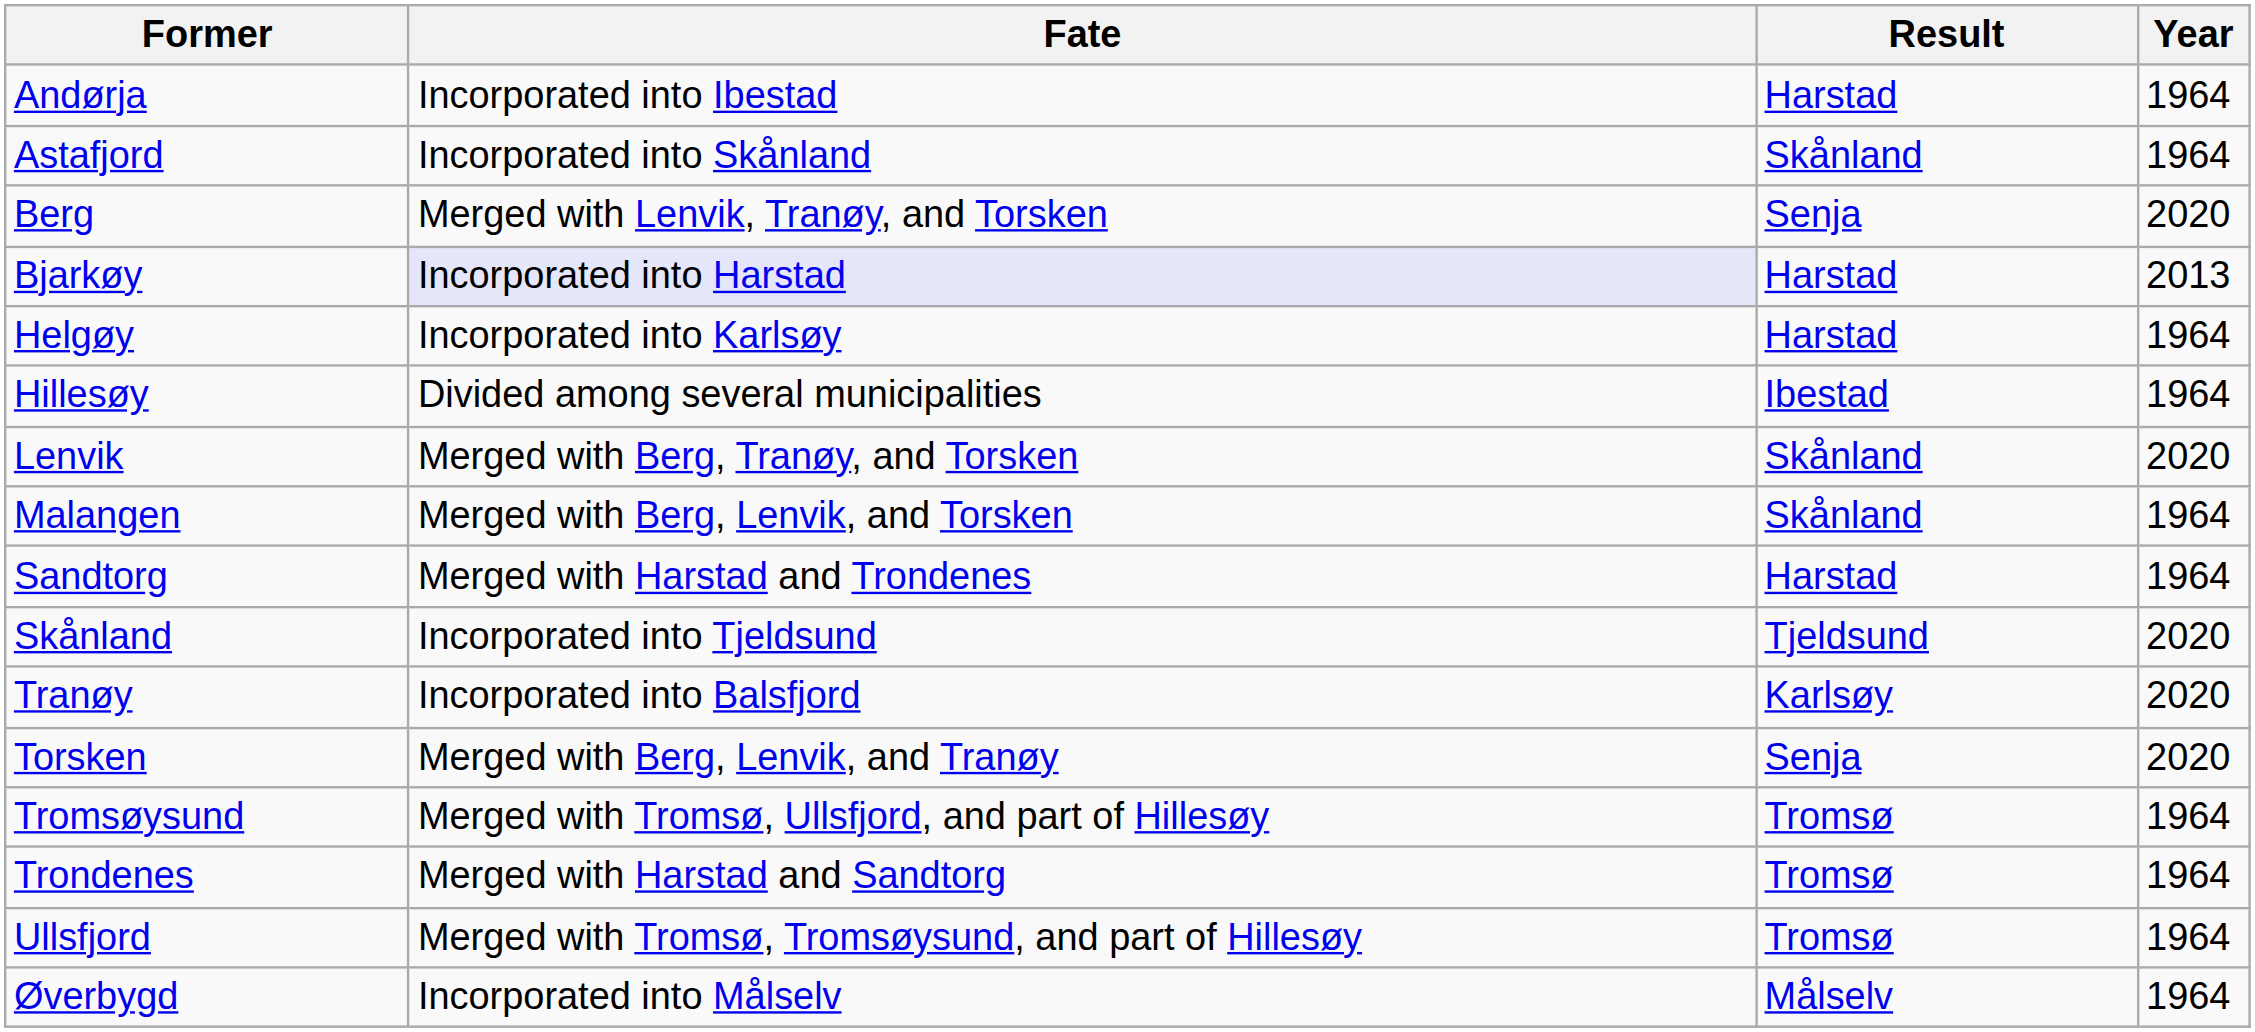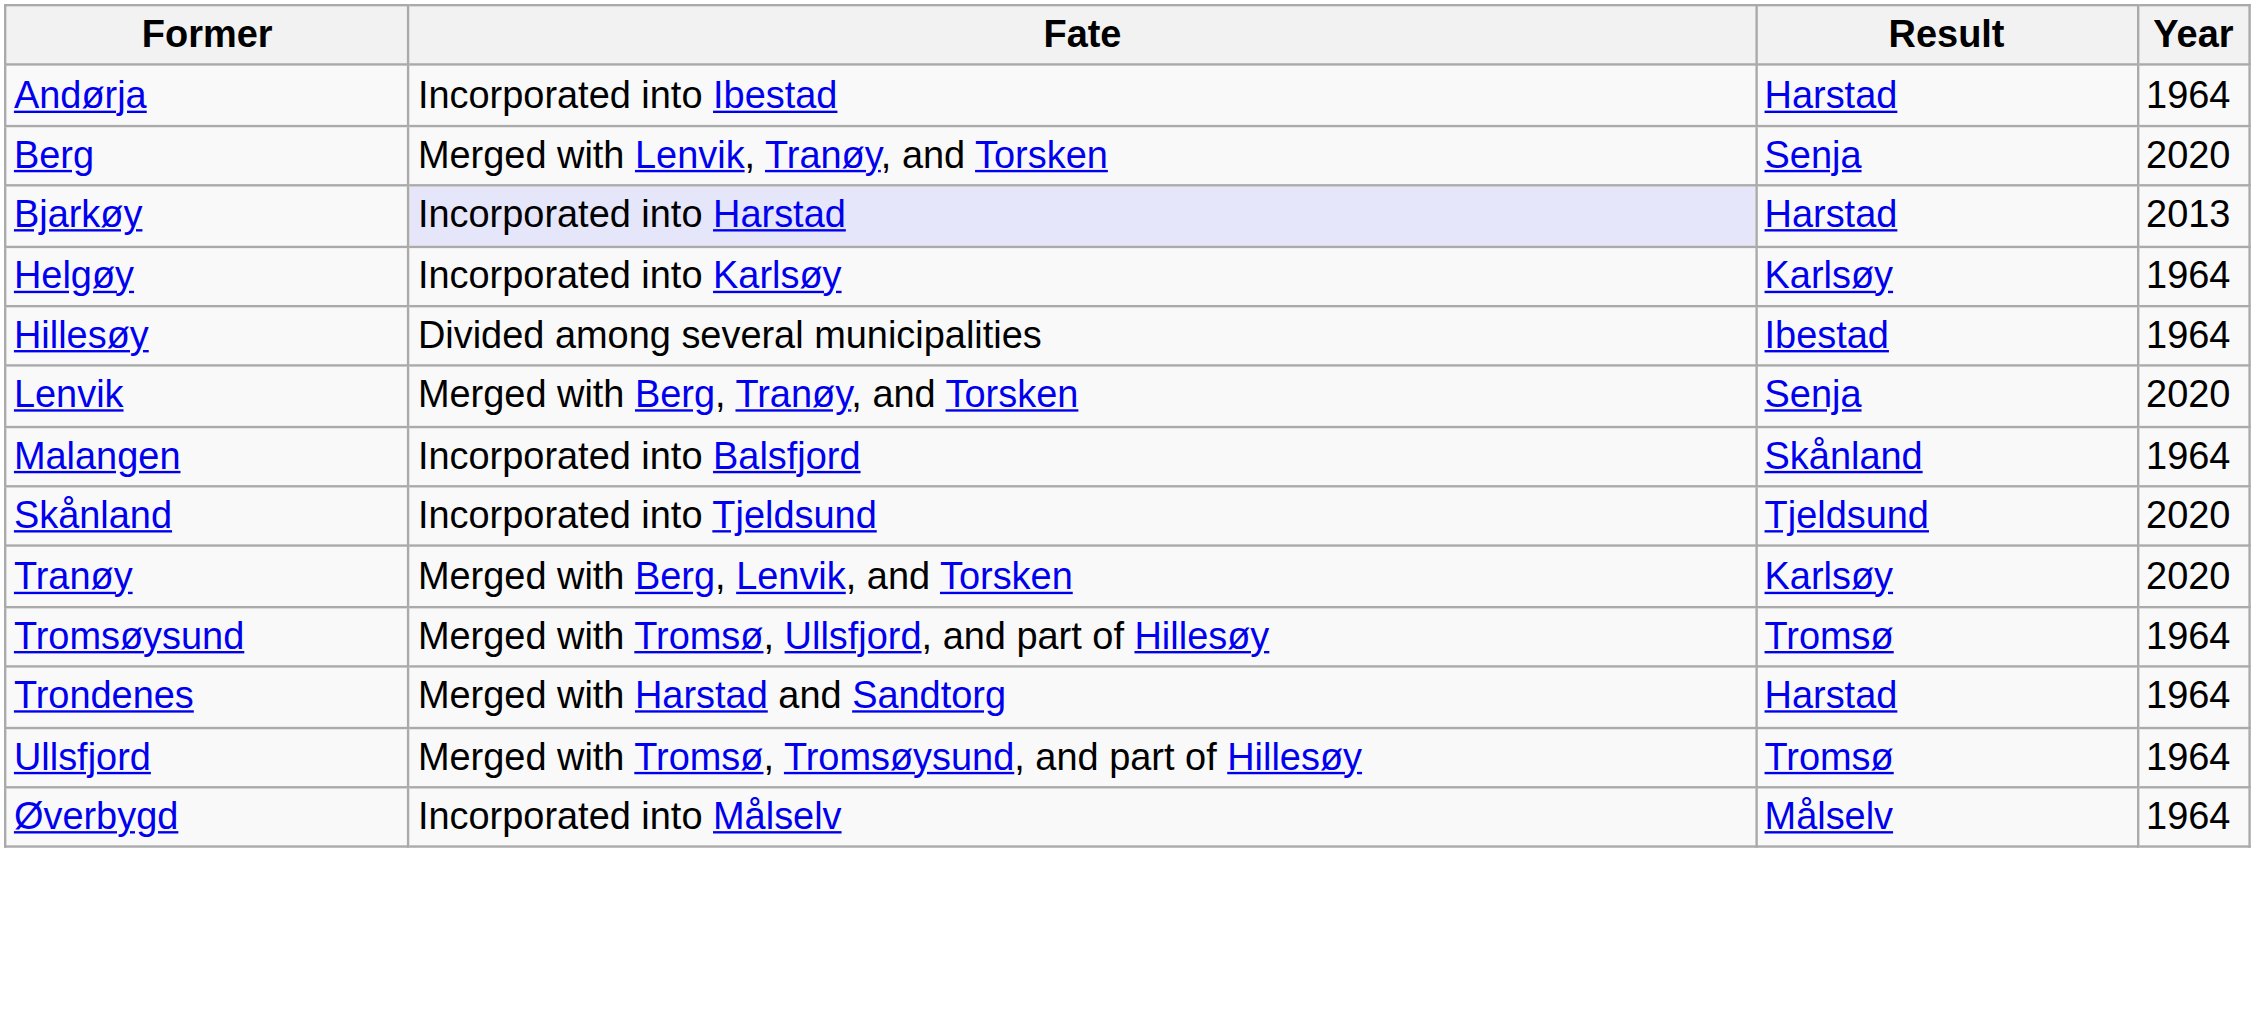- row: (89, 154)
(1831, 335) Harstad -> (1829, 275) Karlsøy
(1844, 455) Skånland -> (1813, 395) Senja
(745, 515) Merged with Berg, Lenvik, and Torsken -> (639, 455) Incorporated into Balsfjord
- row: (91, 575)
(639, 696) Incorporated into Balsfjord -> (745, 575) Merged with Berg, Lenvik, and Torsken
- row: (80, 756)
(1829, 876) Tromsø -> (1831, 696) Harstad
